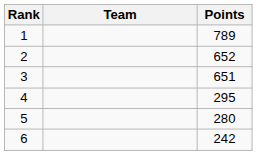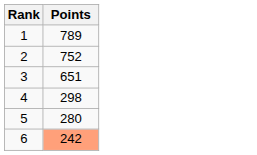- column: (120, 14)
(225, 56) 652 -> (71, 56) 752
(225, 98) 295 -> (71, 98) 298
(225, 139) no background -> (71, 139) lightsalmon background
